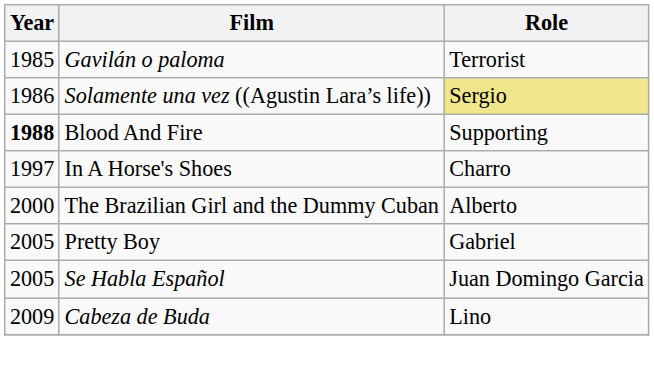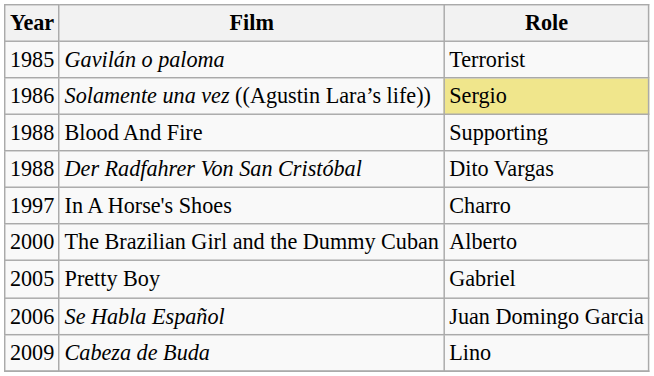(32, 132) bold -> (32, 132) normal
+ row: (213, 169)
(32, 279) 2005 -> (32, 315) 2006
